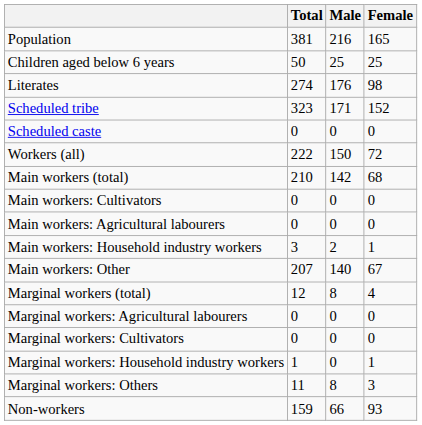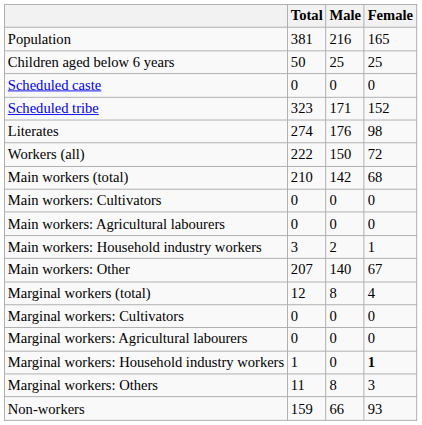rows swapped: (55, 131) <-> (33, 85)
rows swapped: (96, 339) <-> (128, 316)
(371, 362) normal -> (371, 362) bold
